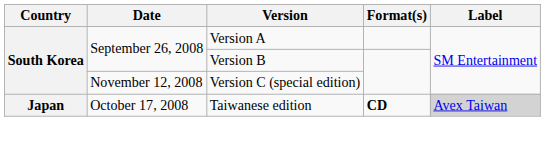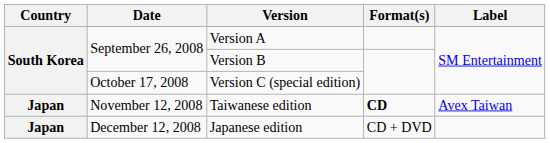(146, 82) November 12, 2008 -> (139, 82) October 17, 2008
(139, 104) October 17, 2008 -> (146, 104) November 12, 2008
(470, 104) lightgrey background -> (475, 104) no background
+ row: (256, 127)
